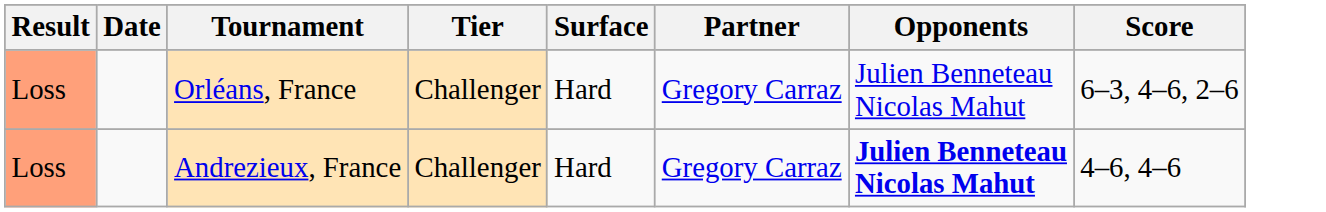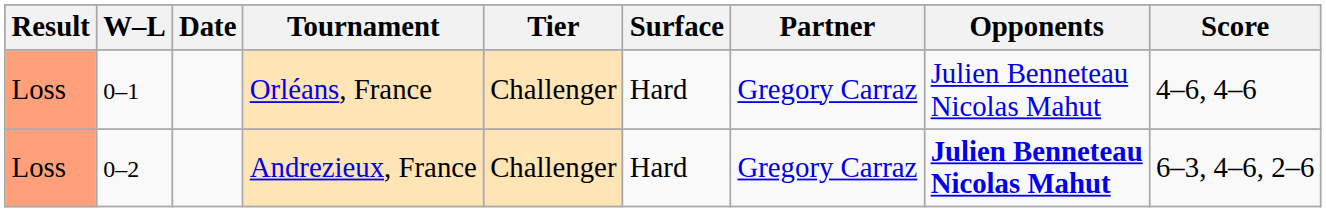+ column: (134, 27)
(1159, 89) 6–3, 4–6, 2–6 -> (1206, 89) 4–6, 4–6
(1131, 167) 4–6, 4–6 -> (1235, 167) 6–3, 4–6, 2–6
